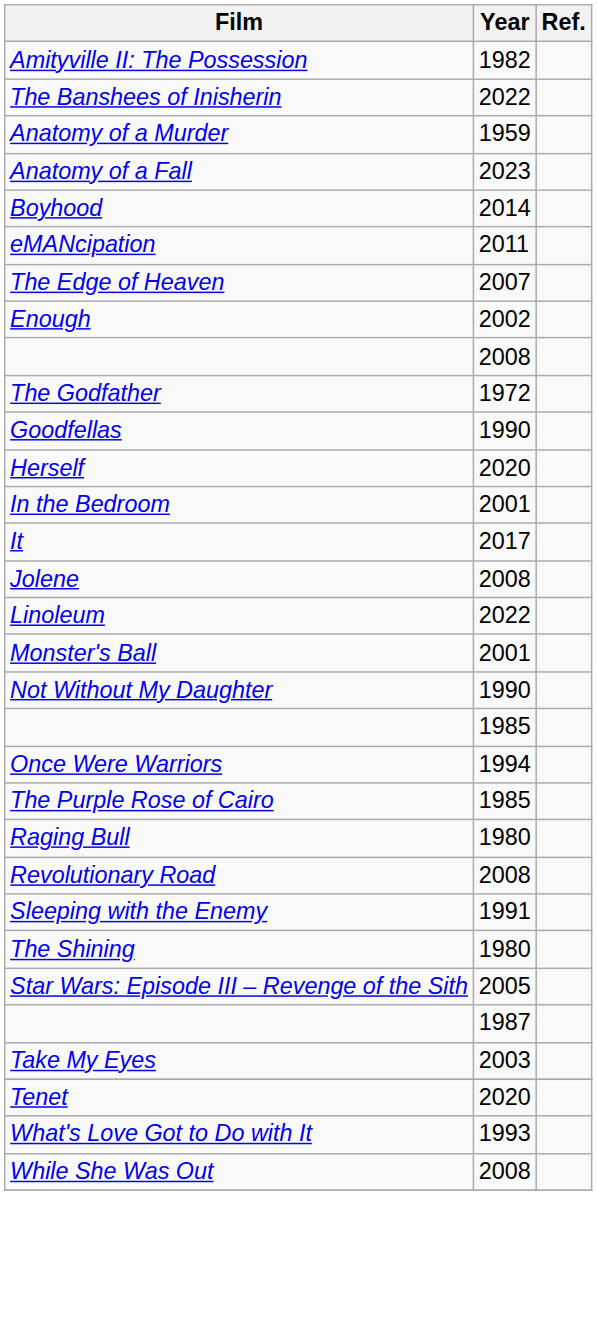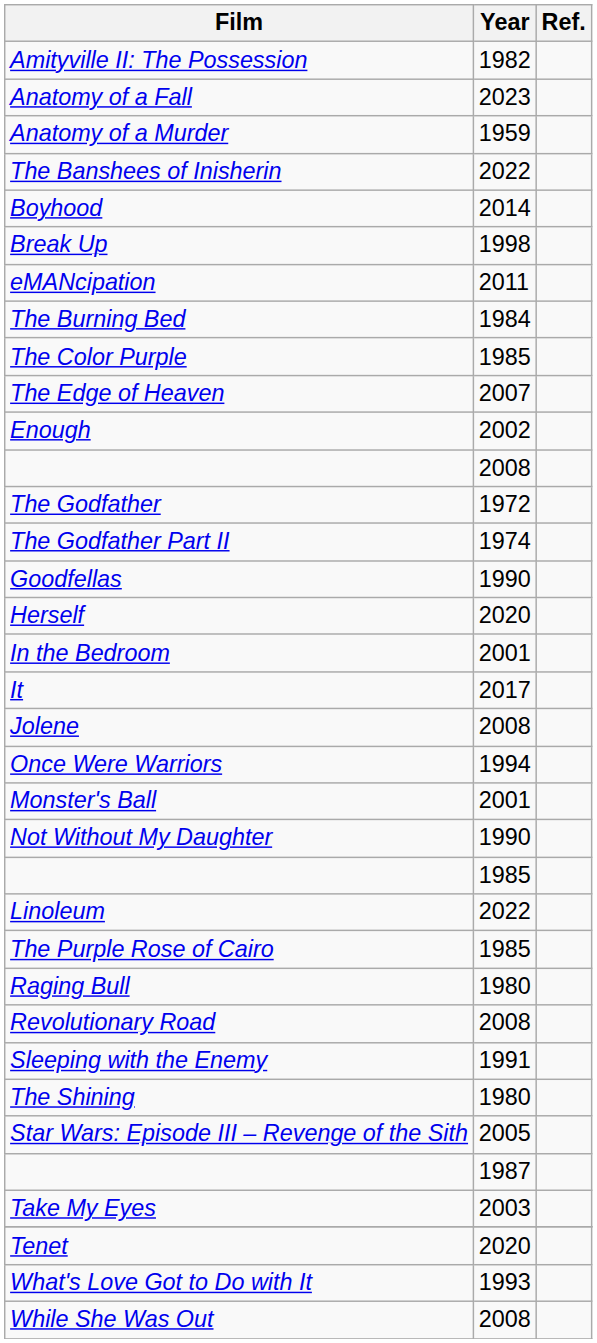rows swapped: (101, 171) <-> (146, 97)
+ row: (59, 245)
+ row: (98, 319)
+ row: (98, 356)
+ row: (120, 541)
rows swapped: (58, 615) <-> (116, 763)
